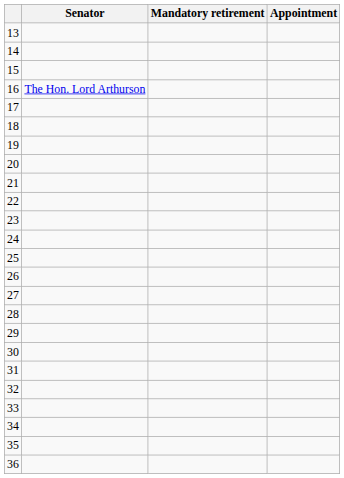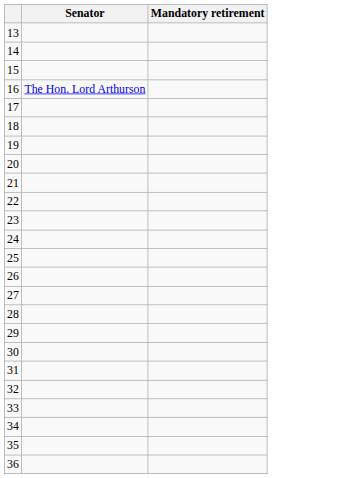- column: (304, 13)
